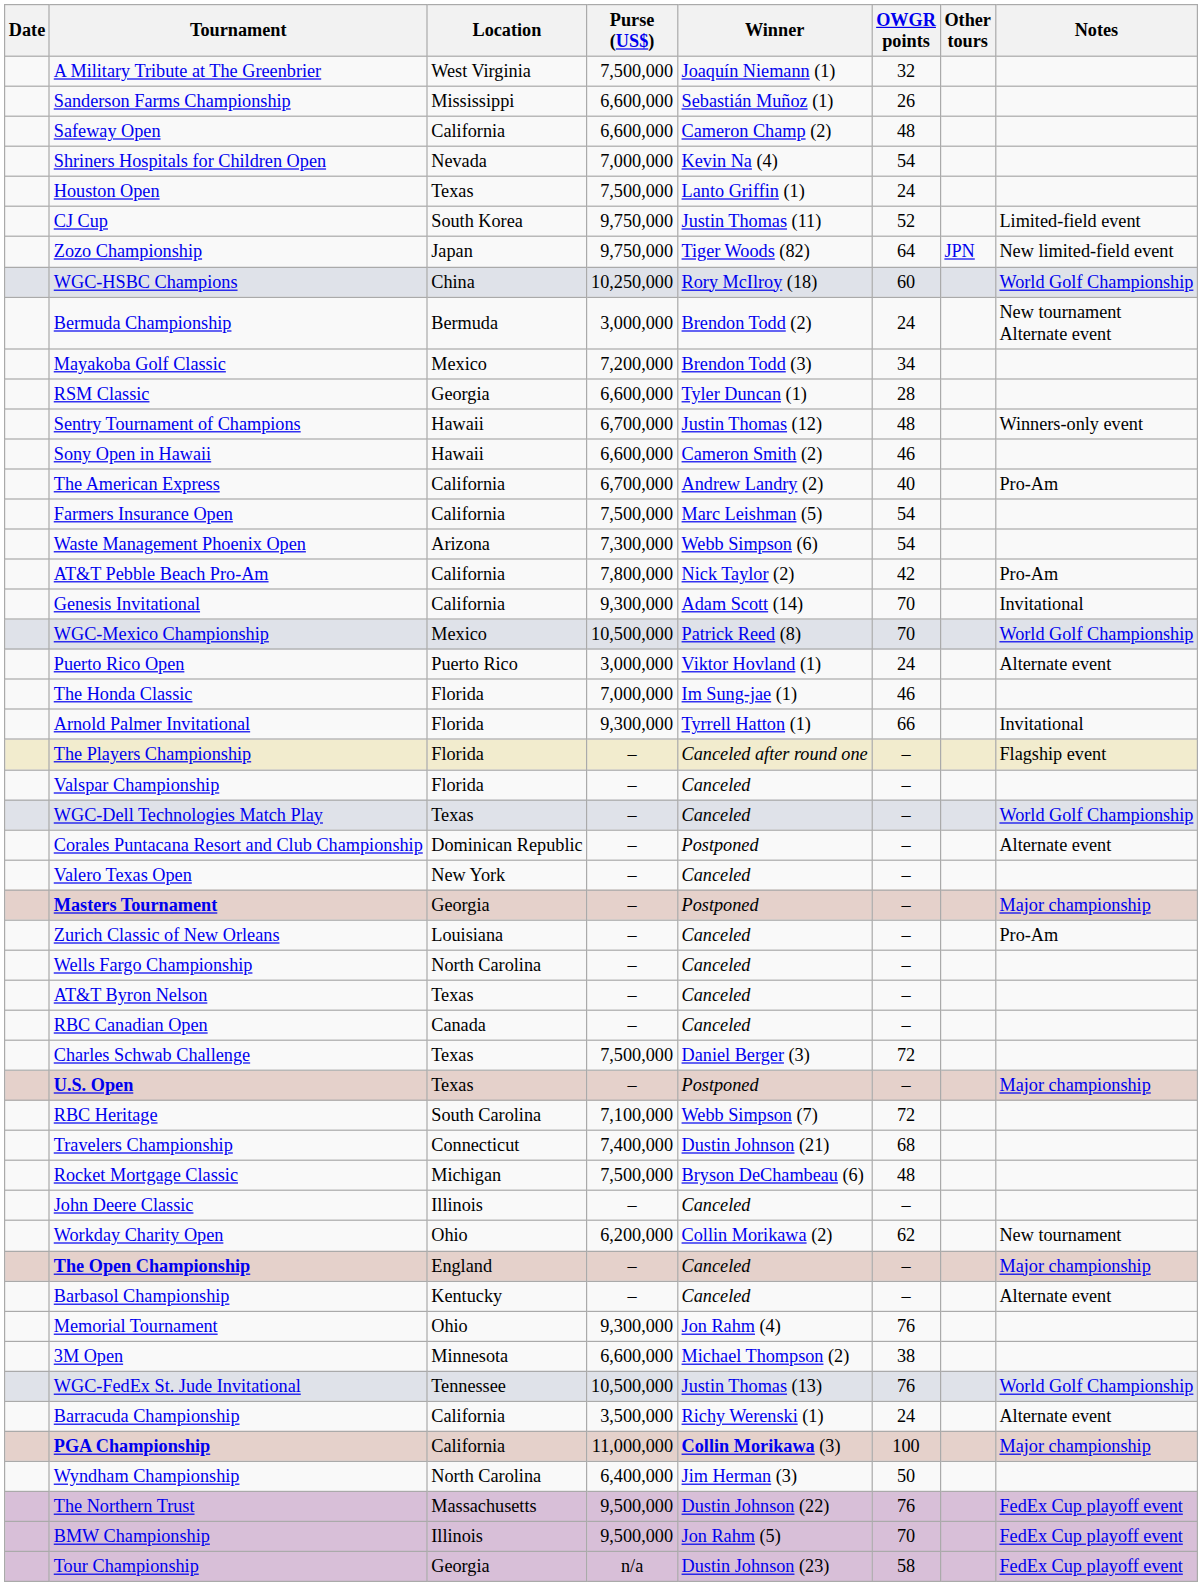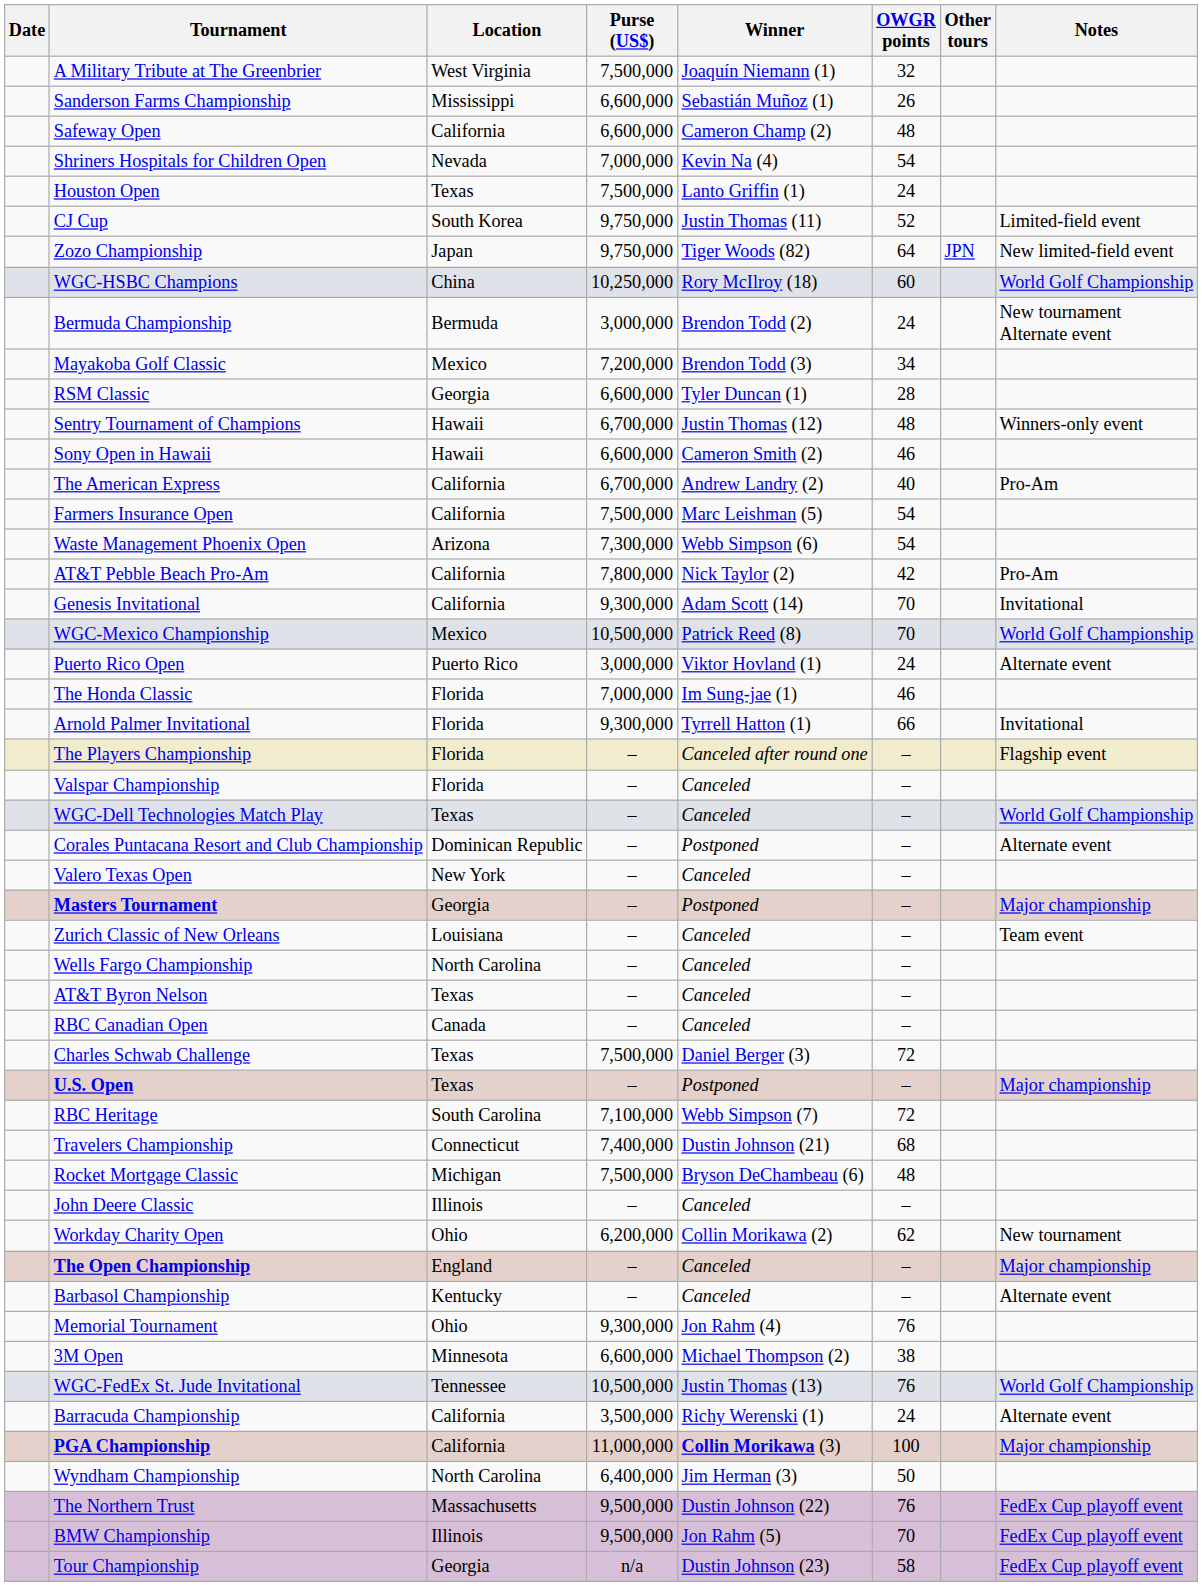(1029, 935) Pro-Am -> (1042, 935) Team event
